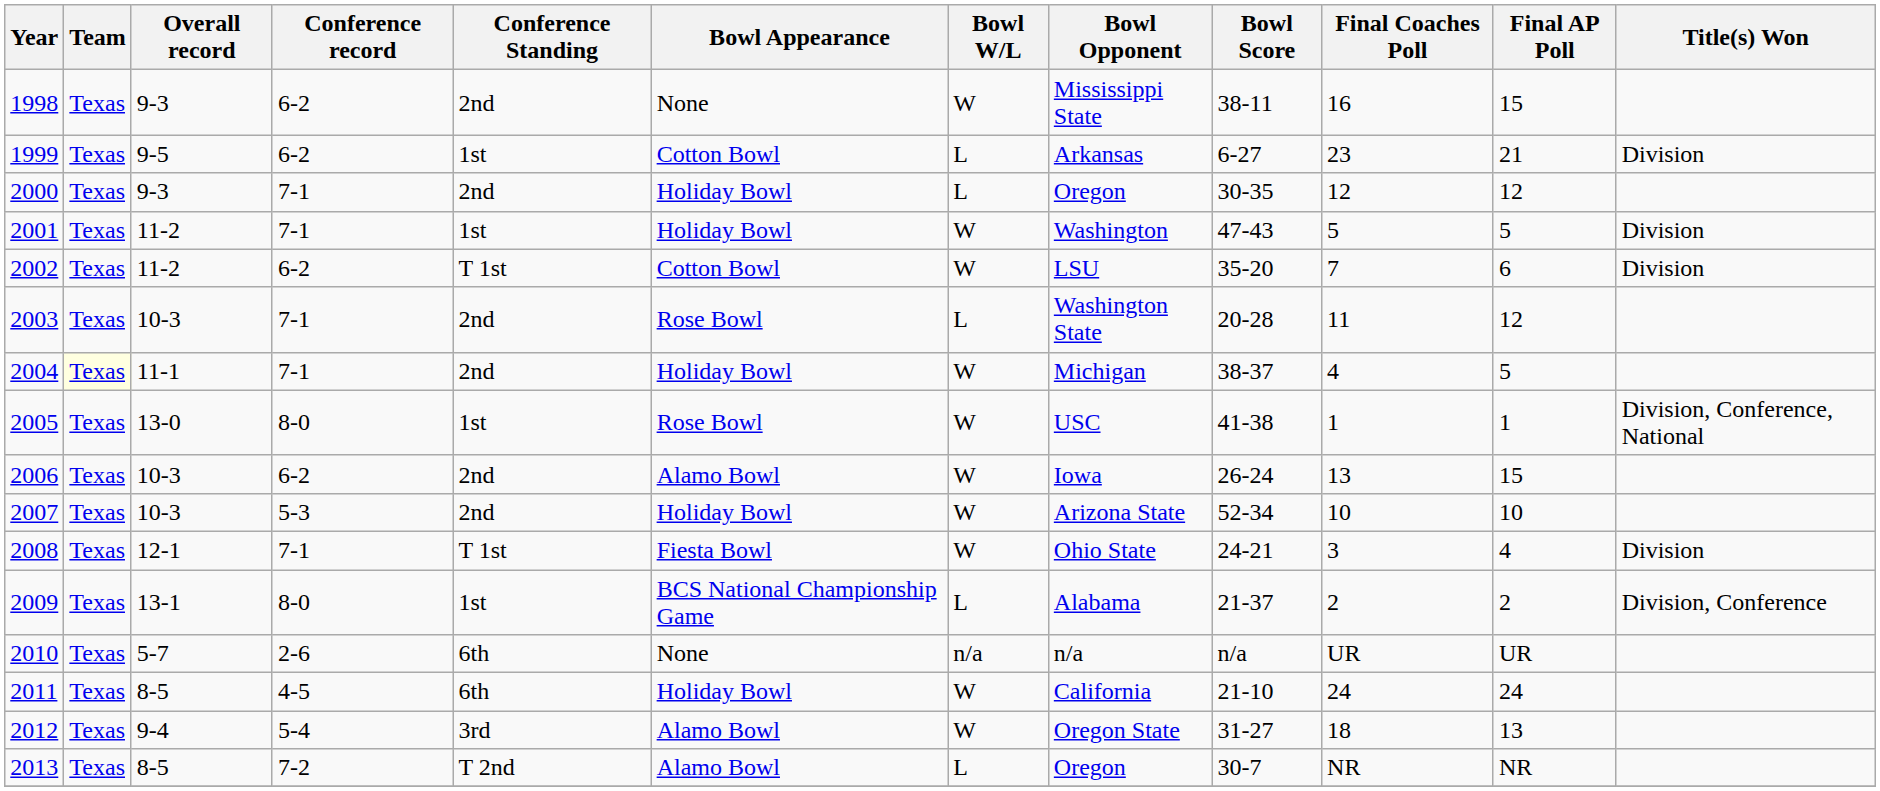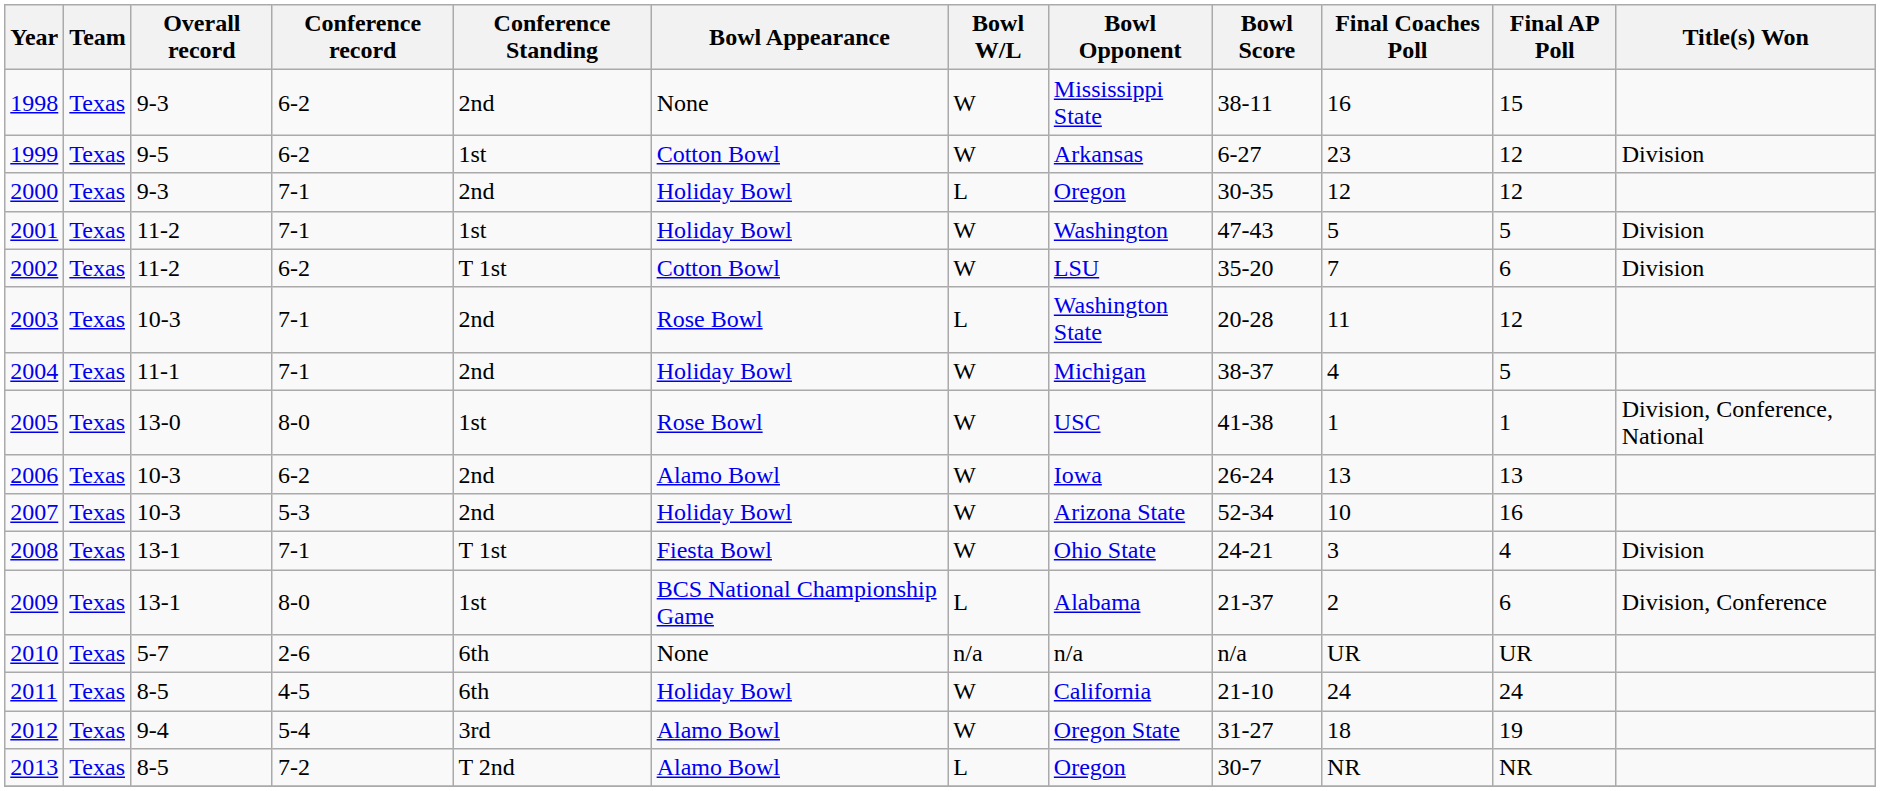(961, 153) L -> (965, 153) W
(1511, 153) 21 -> (1511, 153) 12
(97, 370) lightyellow background -> (97, 370) no background
(1511, 474) 15 -> (1511, 474) 13
(1511, 512) 10 -> (1511, 512) 16
(159, 550) 12-1 -> (159, 550) 13-1
(1505, 601) 2 -> (1505, 601) 6
(1511, 729) 13 -> (1511, 729) 19
